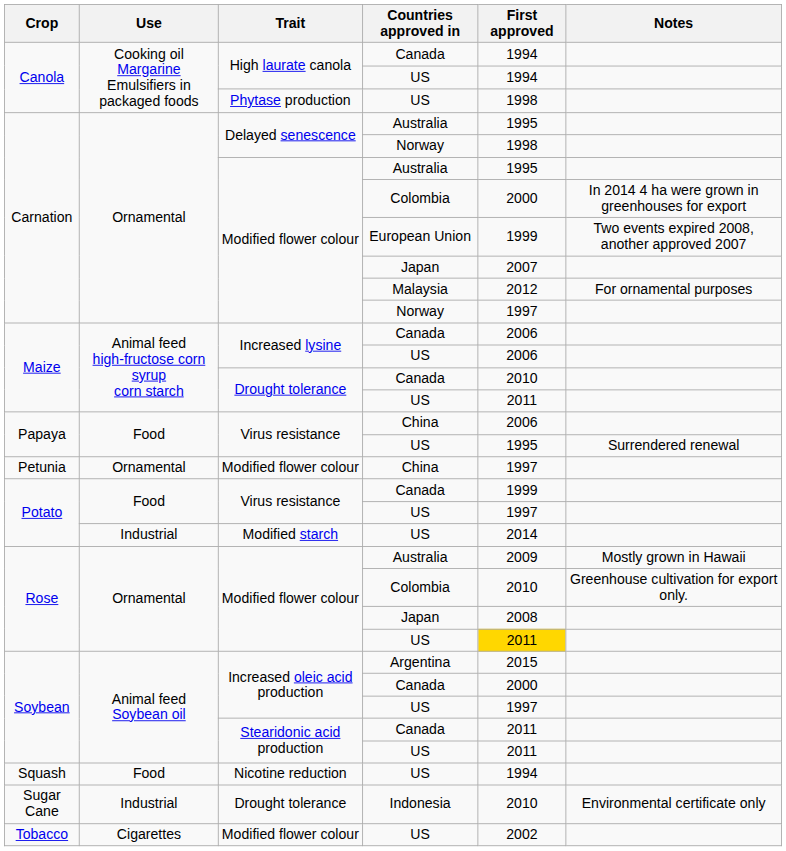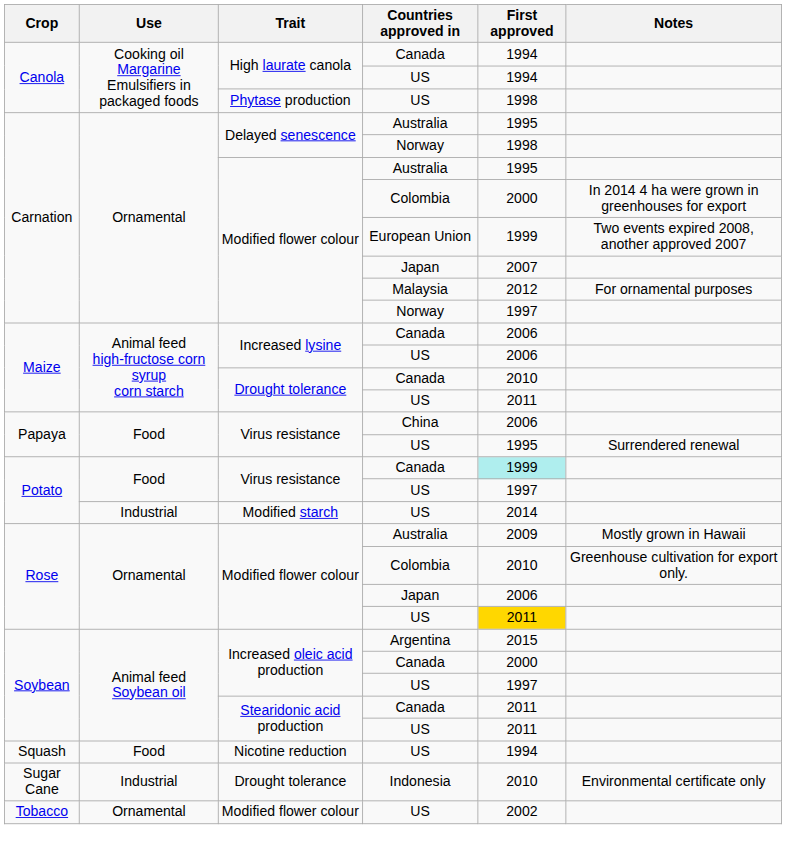- row: (42, 467)
(522, 490) no background -> (522, 467) paleturquoise background
(522, 617) 2008 -> (522, 595) 2006
(149, 834) Cigarettes -> (149, 812) Ornamental
